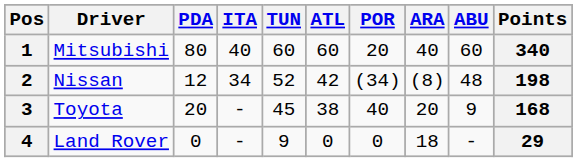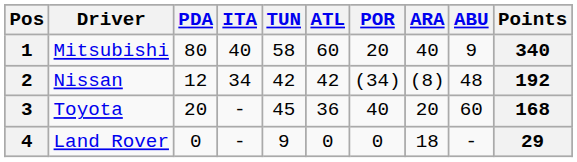(284, 50) 60 -> (284, 50) 58
(471, 50) 60 -> (471, 50) 9
(284, 81) 52 -> (284, 81) 42
(533, 81) 198 -> (533, 81) 192
(328, 111) 38 -> (328, 111) 36
(471, 111) 9 -> (471, 111) 60
